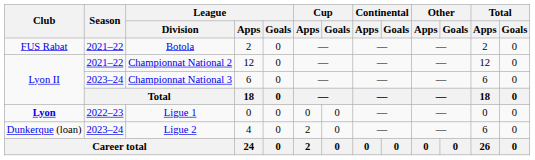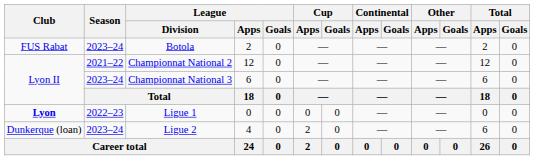(105, 46) 2021–22 -> (105, 46) 2023–24
